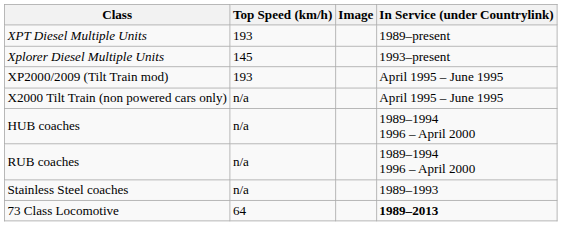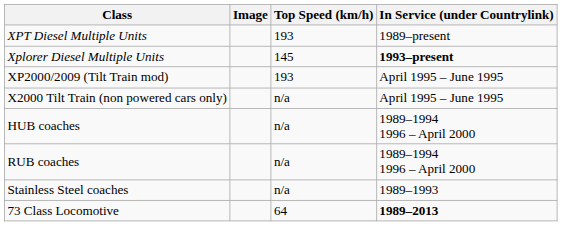columns swapped: (356, 14) <-> (283, 14)
(415, 56) normal -> (416, 56) bold
